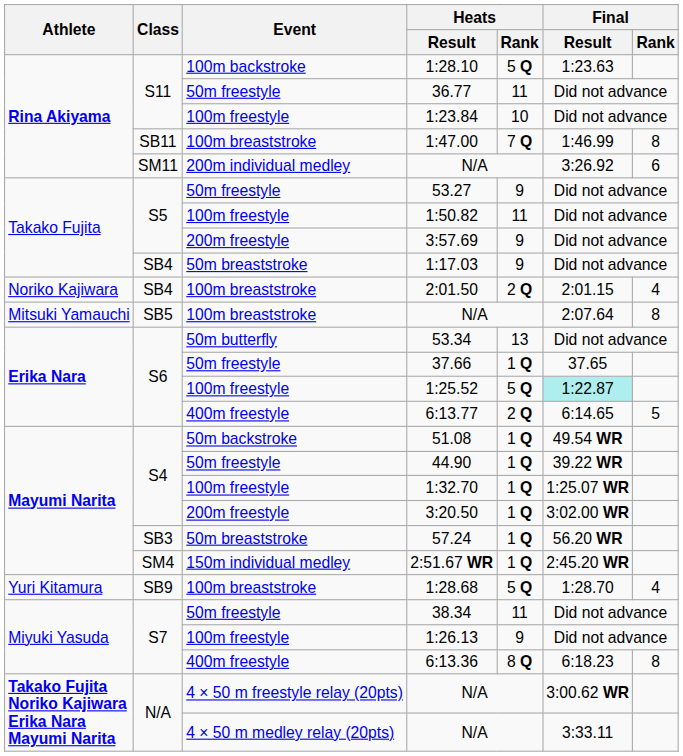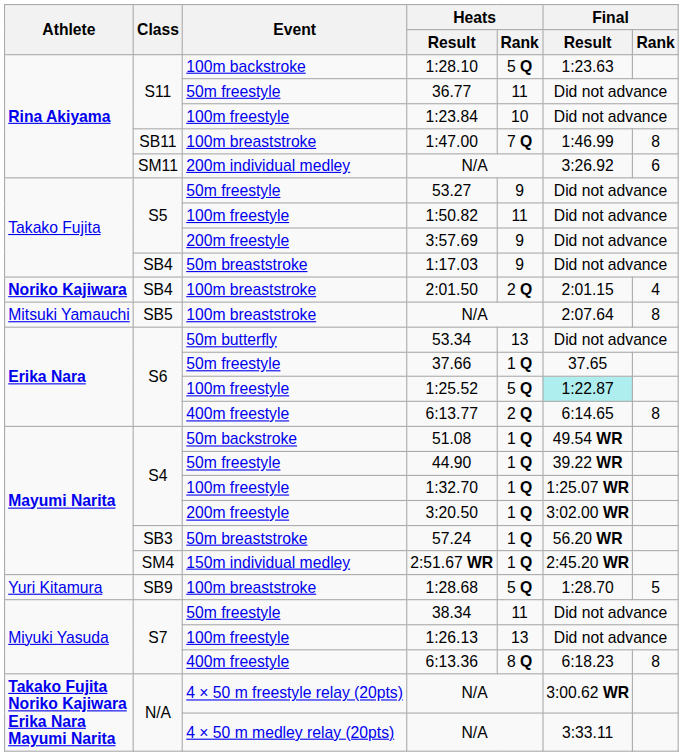(63, 290) normal -> (68, 290) bold
(656, 414) 5 -> (656, 414) 8
(656, 588) 4 -> (656, 588) 5
(520, 637) 9 -> (520, 637) 13
